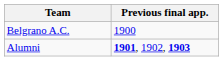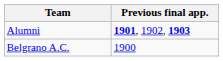rows swapped: (23, 47) <-> (38, 30)
